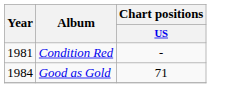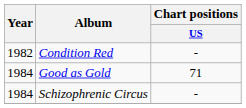(20, 52) 1981 -> (20, 52) 1982
+ row: (93, 93)
